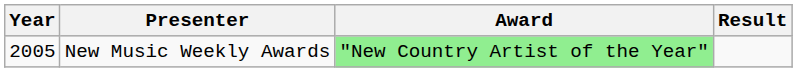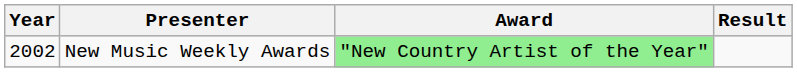(32, 52) 2005 -> (32, 52) 2002
